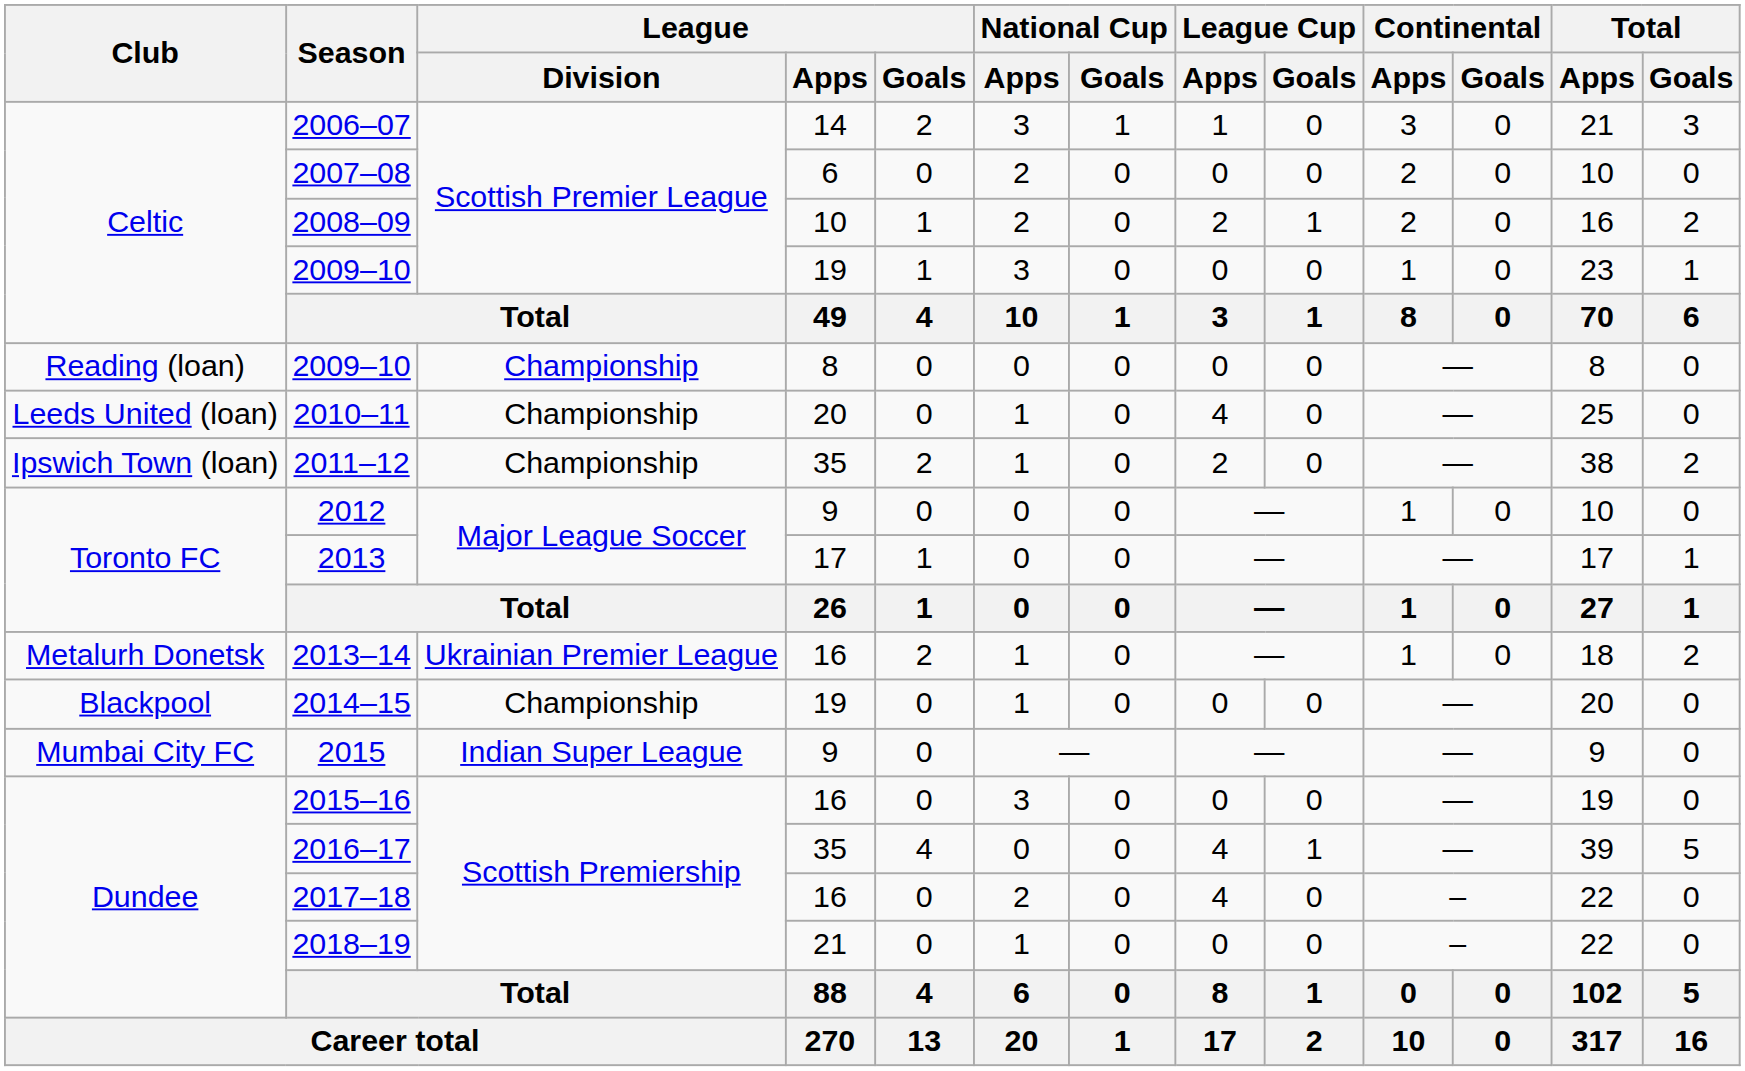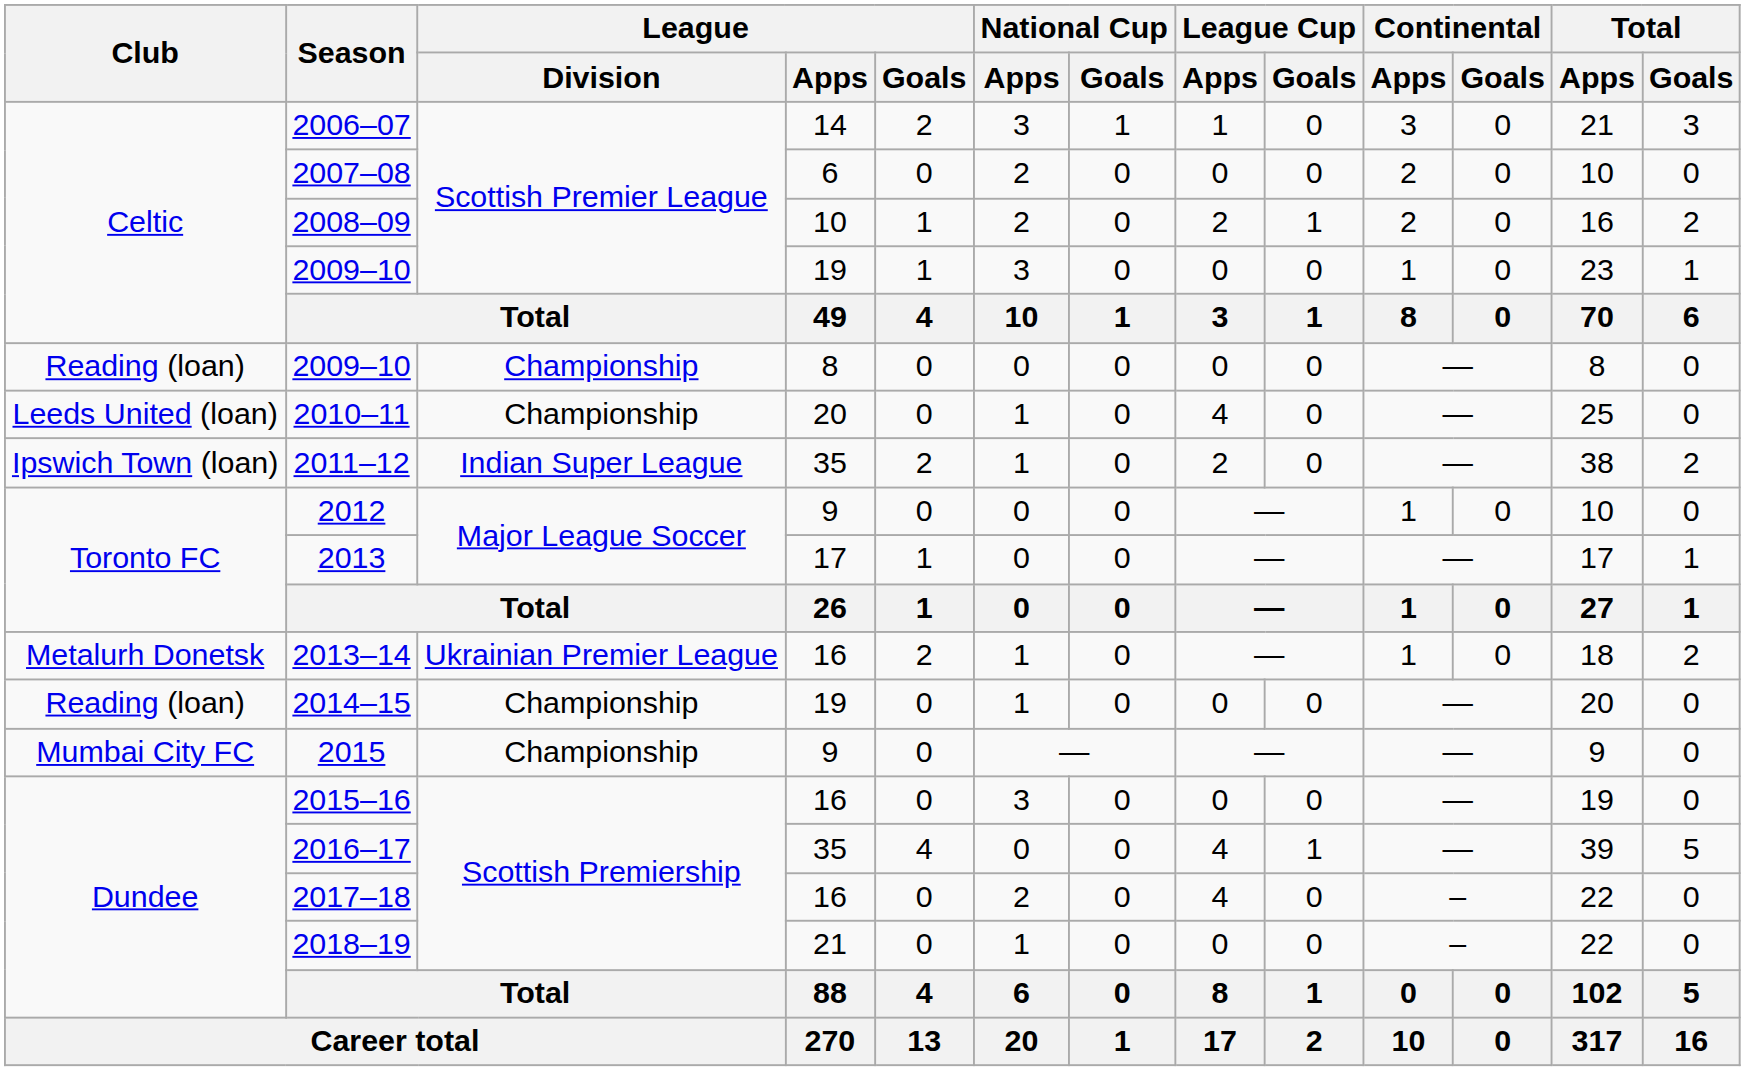(601, 462) Championship -> (601, 462) Indian Super League
(145, 703) Blackpool -> (145, 703) Reading (loan)
(601, 751) Indian Super League -> (601, 751) Championship
